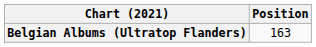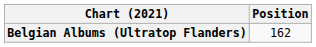(280, 33) 163 -> (280, 33) 162
